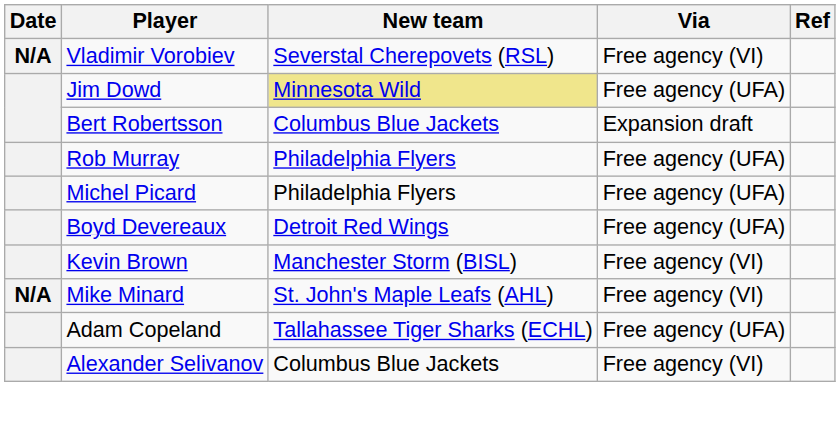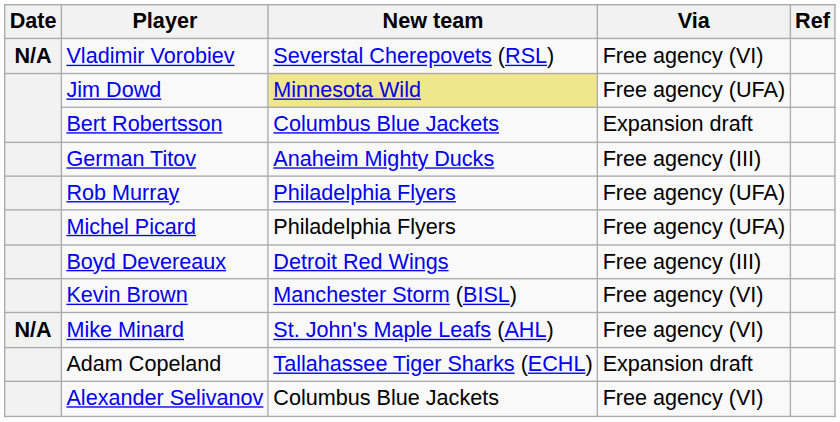+ row: (131, 158)
(694, 227) Free agency (UFA) -> (682, 261) Free agency (III)
(694, 329) Free agency (UFA) -> (678, 364) Expansion draft
